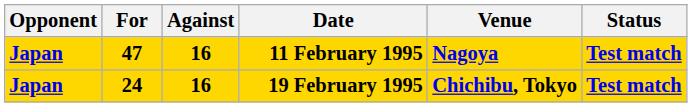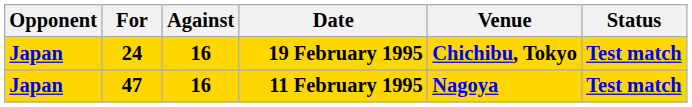rows swapped: (346, 53) <-> (345, 85)
